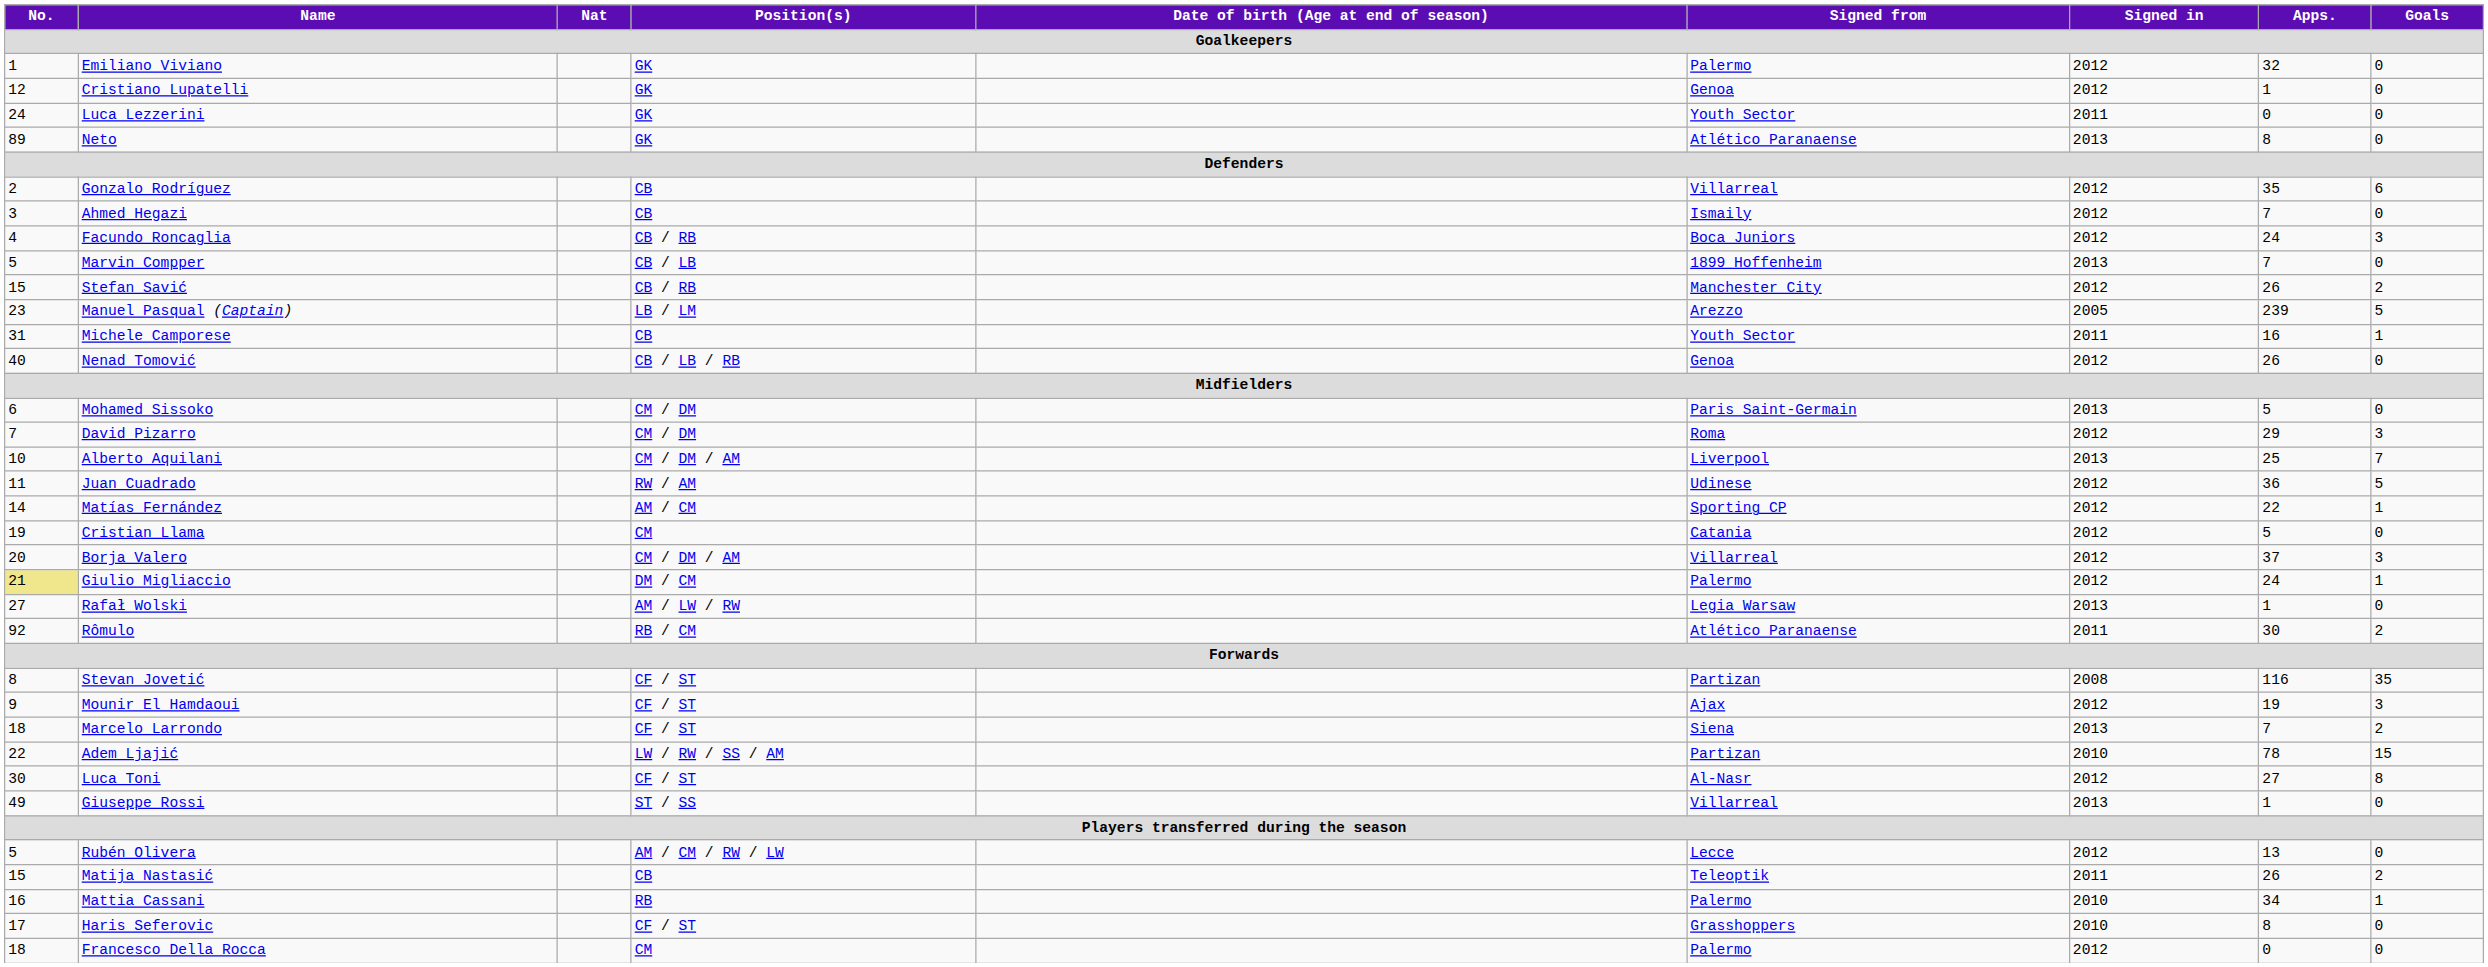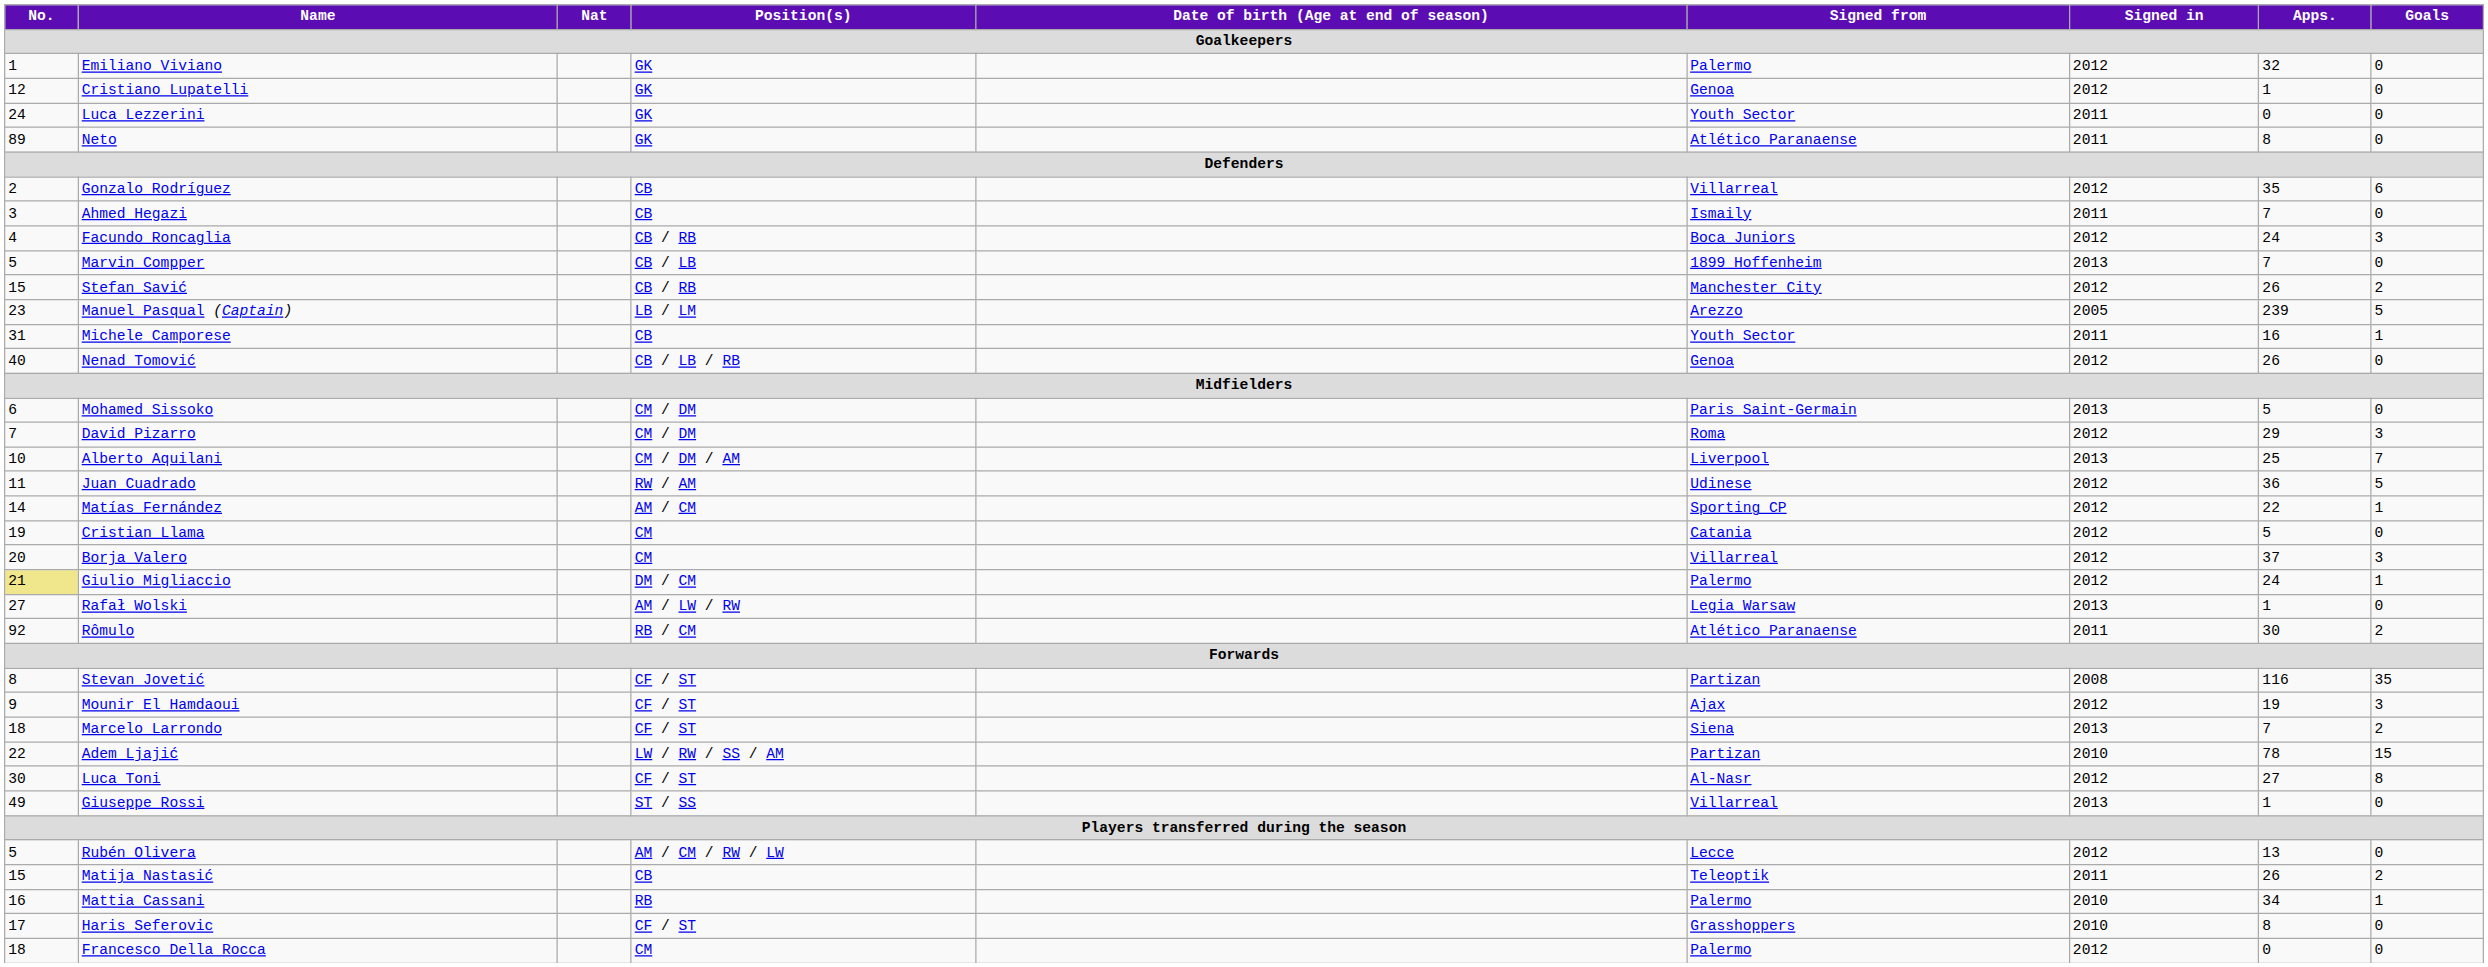(2090, 139) 2013 -> (2090, 139) 2011
(2090, 213) 2012 -> (2090, 213) 2011
(687, 557) CM / DM / AM -> (643, 557) CM
